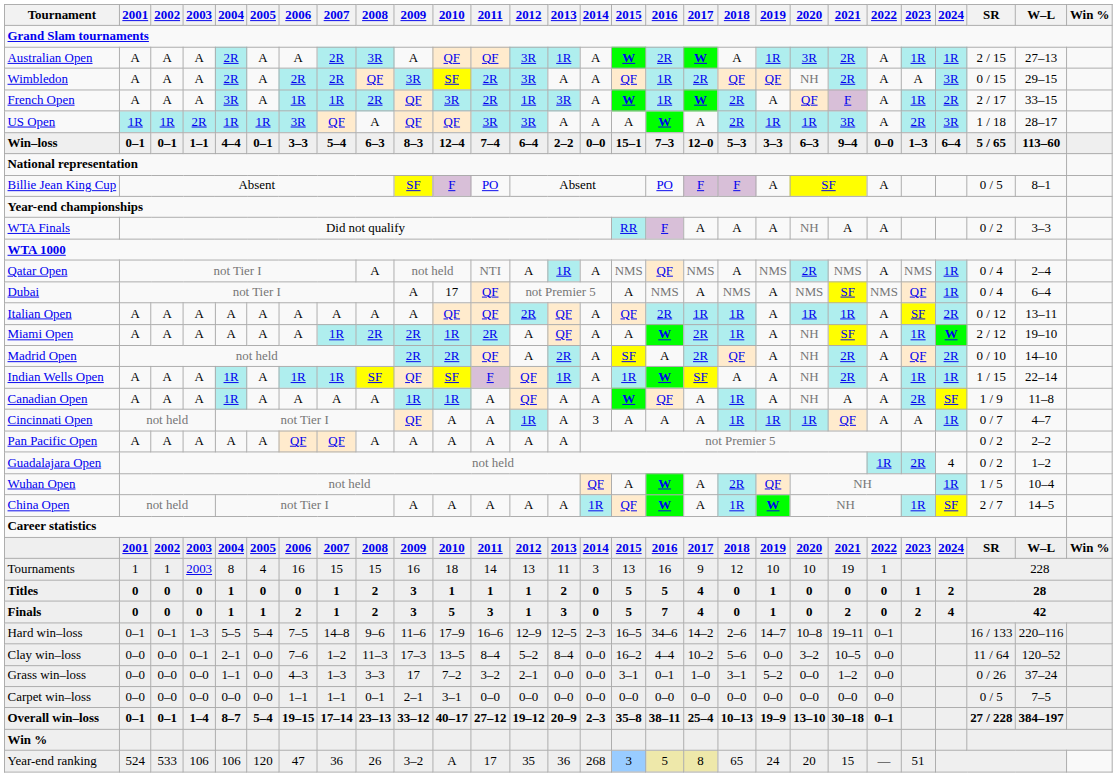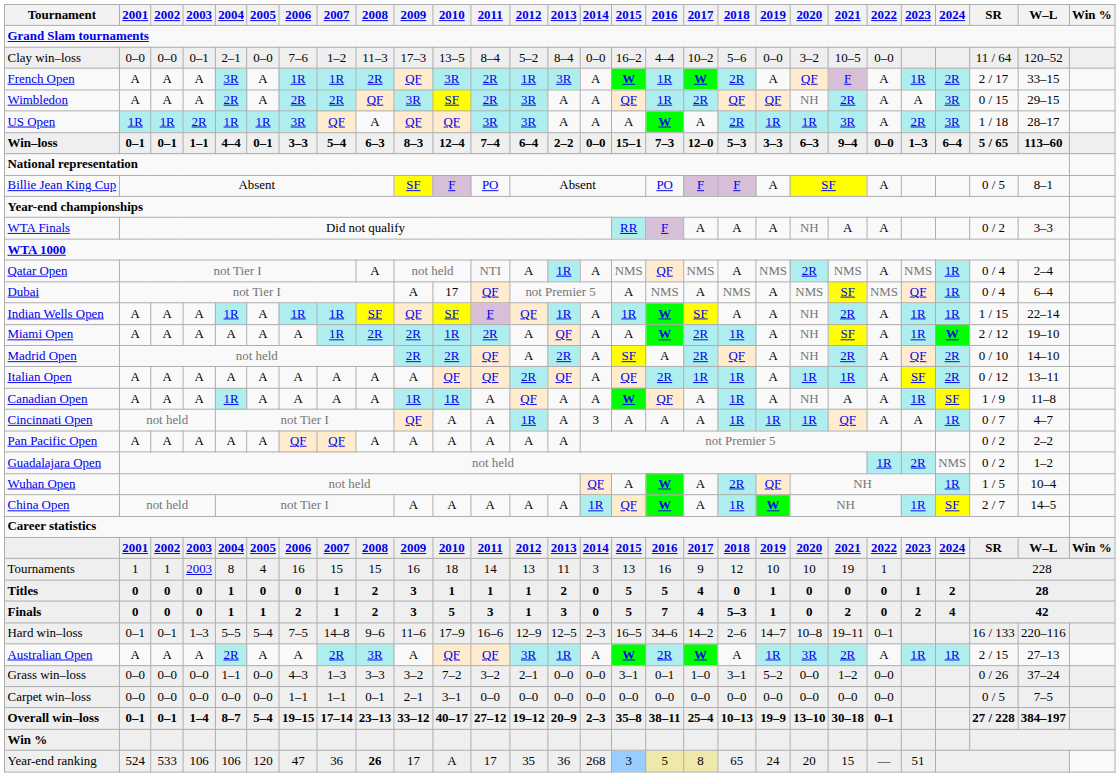rows swapped: (50, 57) <-> (44, 654)
rows swapped: (41, 100) <-> (38, 78)
rows swapped: (56, 377) <-> (40, 313)
(918, 398) 2R -> (918, 398) 1R
(951, 462) 4 -> (952, 462) NMS
(737, 611) 0 -> (737, 611) 5–3
(413, 675) 17 -> (413, 675) 3–2
(375, 760) normal -> (375, 760) bold
(413, 760) 3–2 -> (413, 760) 17
